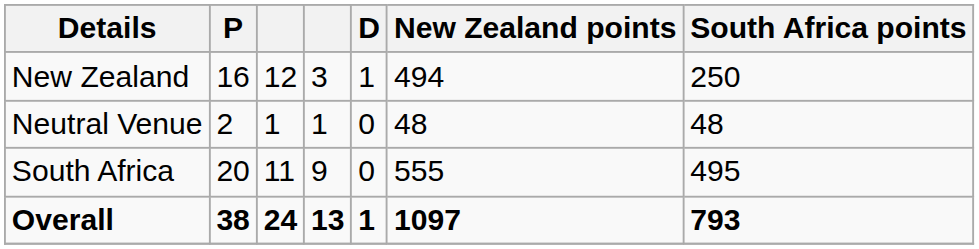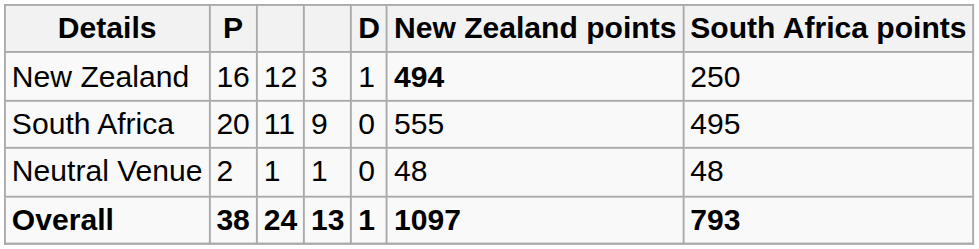(419, 76) normal -> (419, 76) bold
rows swapped: (93, 171) <-> (107, 123)
